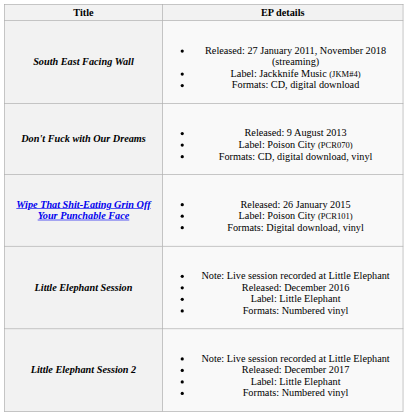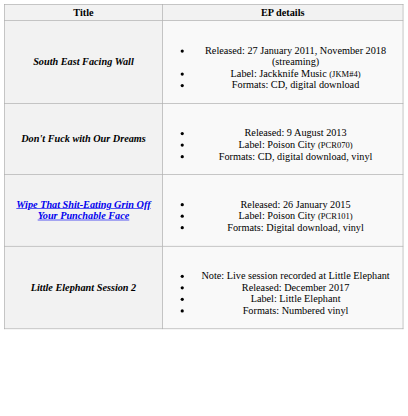- row: (83, 287)
